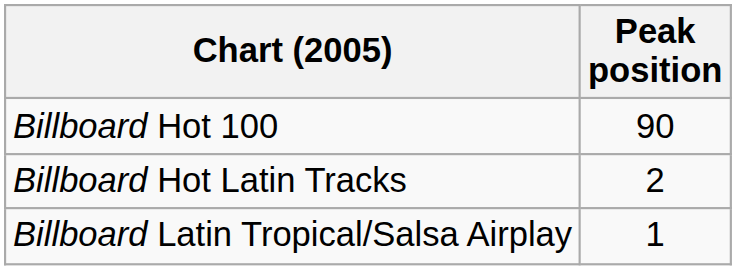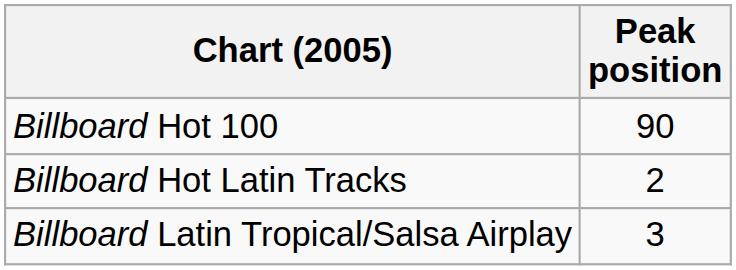(655, 235) 1 -> (655, 235) 3
